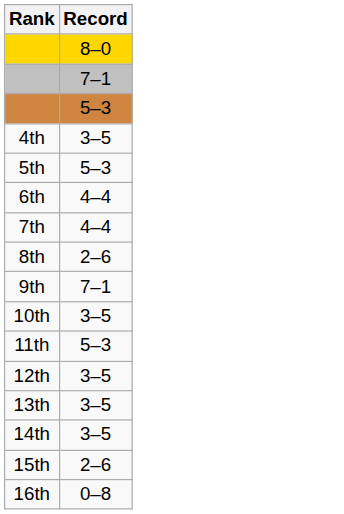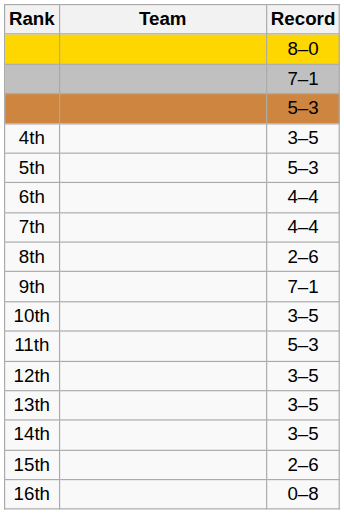+ column: (163, 19)
